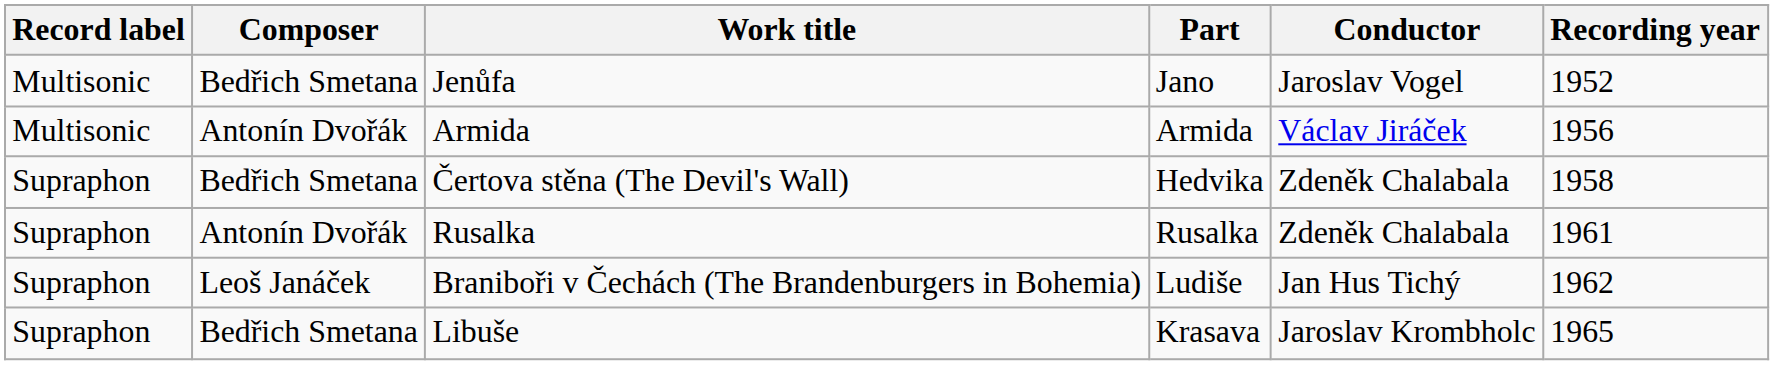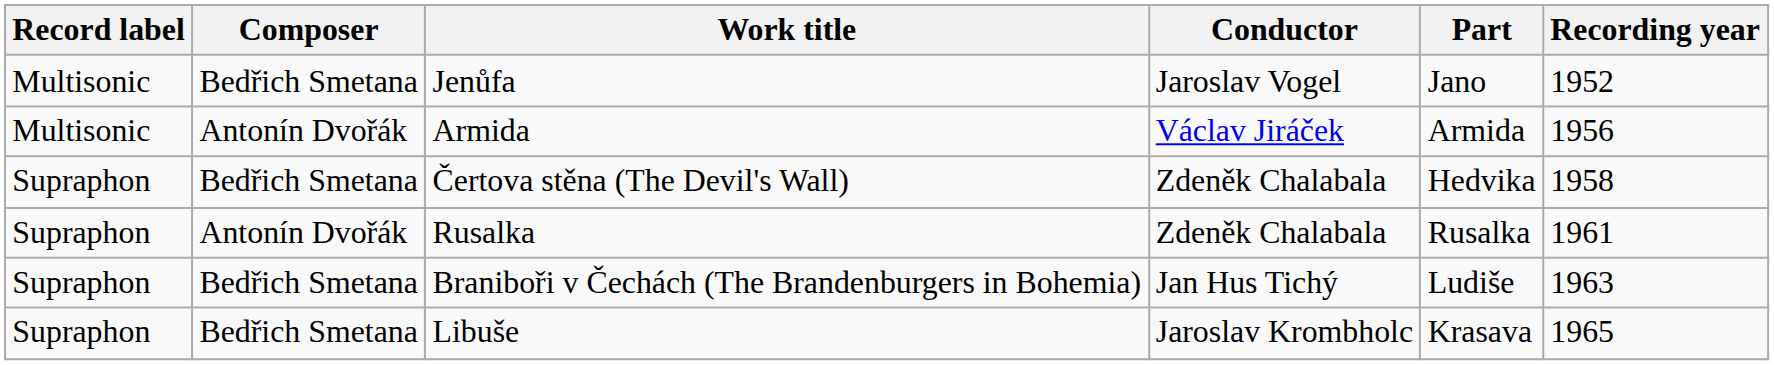columns swapped: (1210, 29) <-> (1407, 29)
(285, 282) Leoš Janáček -> (309, 282) Bedřich Smetana
(1582, 282) 1962 -> (1582, 282) 1963
